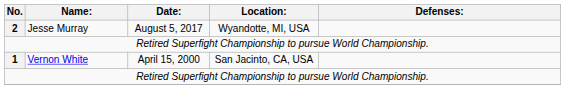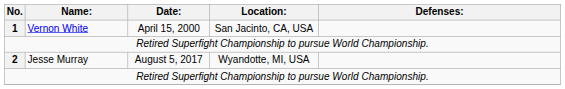rows swapped: (15, 60) <-> (15, 28)
